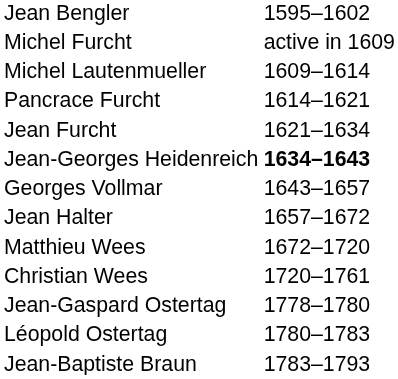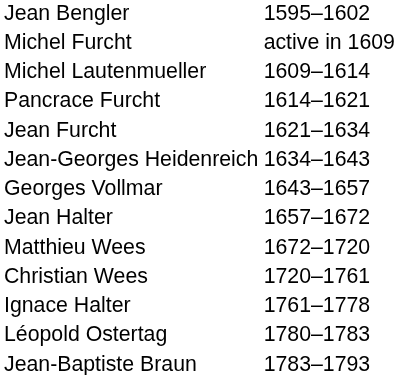(317, 159) bold -> (317, 159) normal
+ row: (67, 305)
- row: (115, 305)
